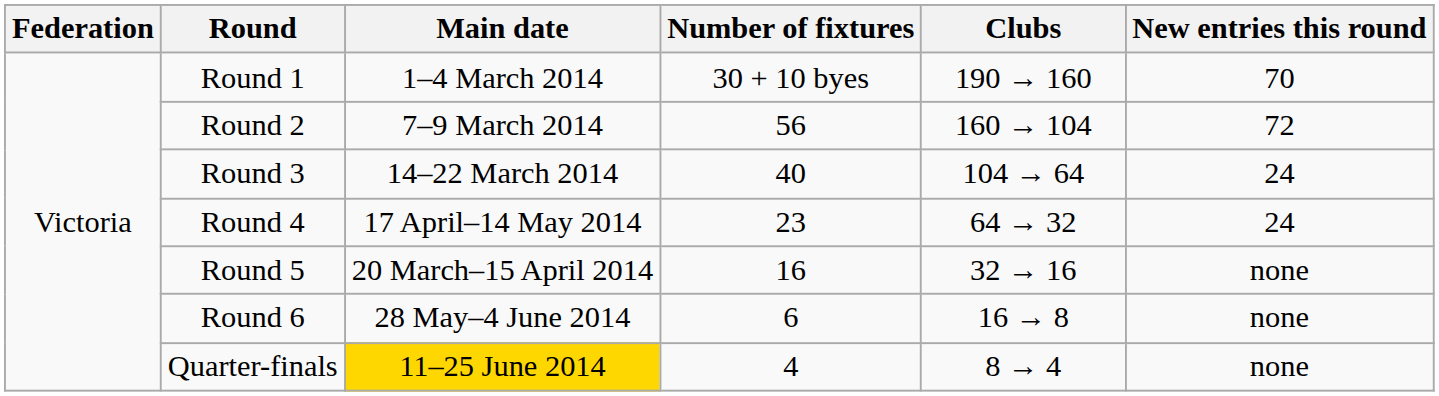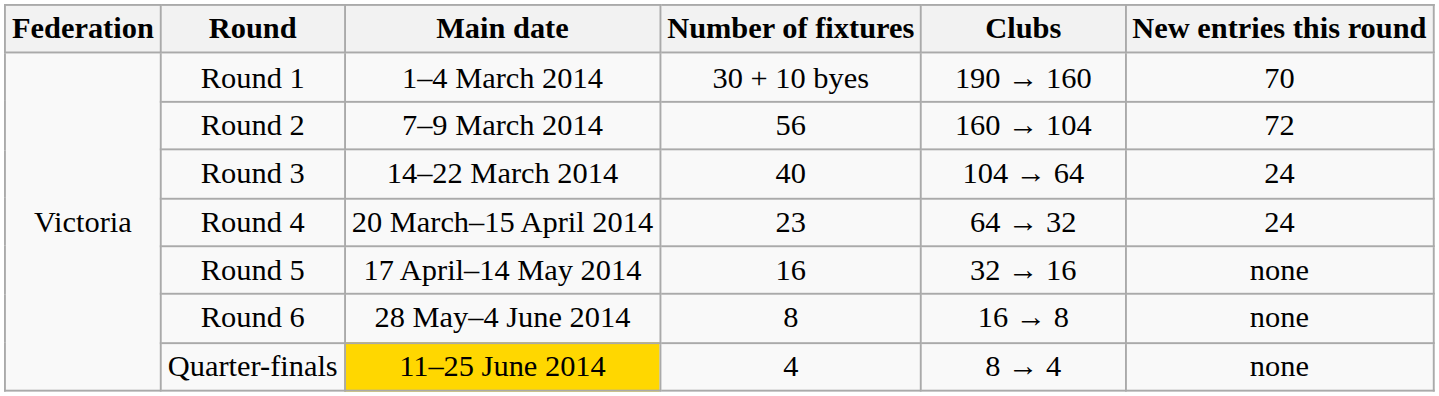(502, 221) 17 April–14 May 2014 -> (502, 221) 20 March–15 April 2014
(502, 269) 20 March–15 April 2014 -> (502, 269) 17 April–14 May 2014
(791, 317) 6 -> (791, 317) 8
